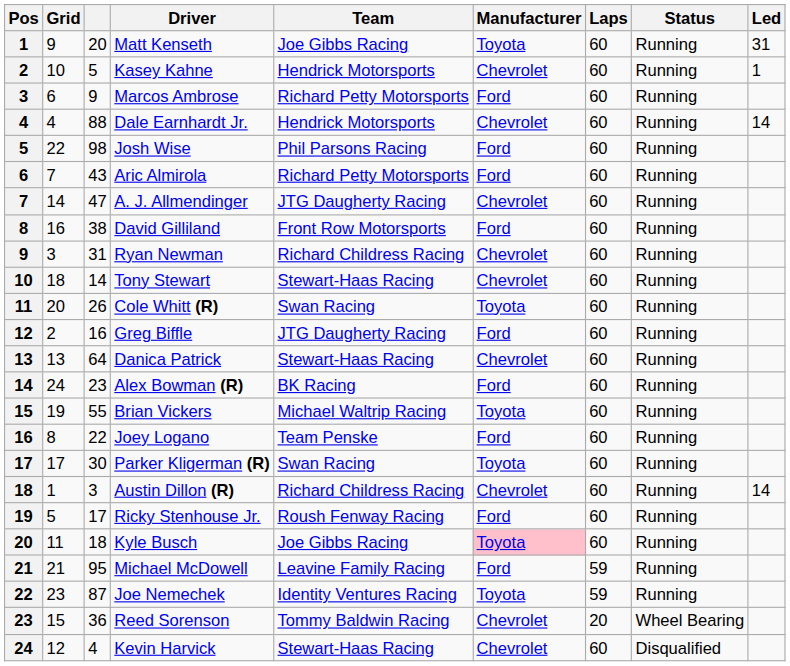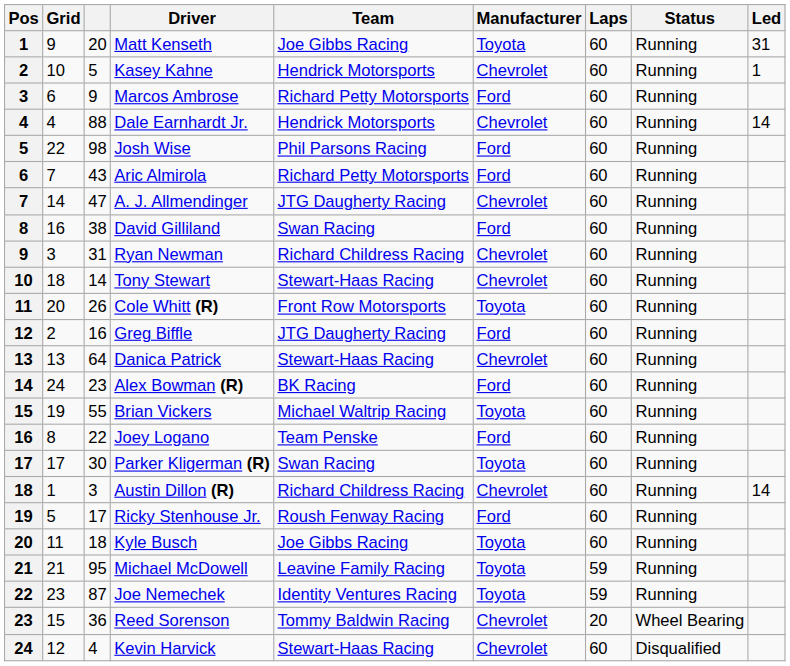(362, 228) Front Row Motorsports -> (326, 228) Swan Racing
(326, 306) Swan Racing -> (362, 306) Front Row Motorsports
(501, 542) pink background -> (501, 542) no background
(494, 569) Ford -> (501, 569) Toyota
